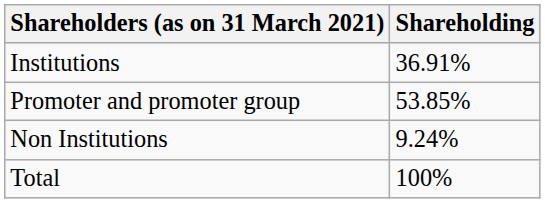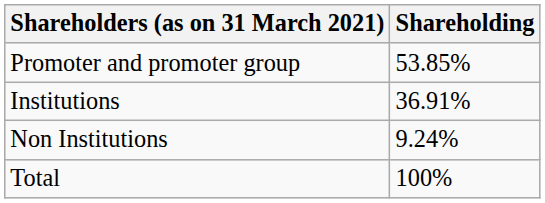rows swapped: (155, 100) <-> (65, 62)
